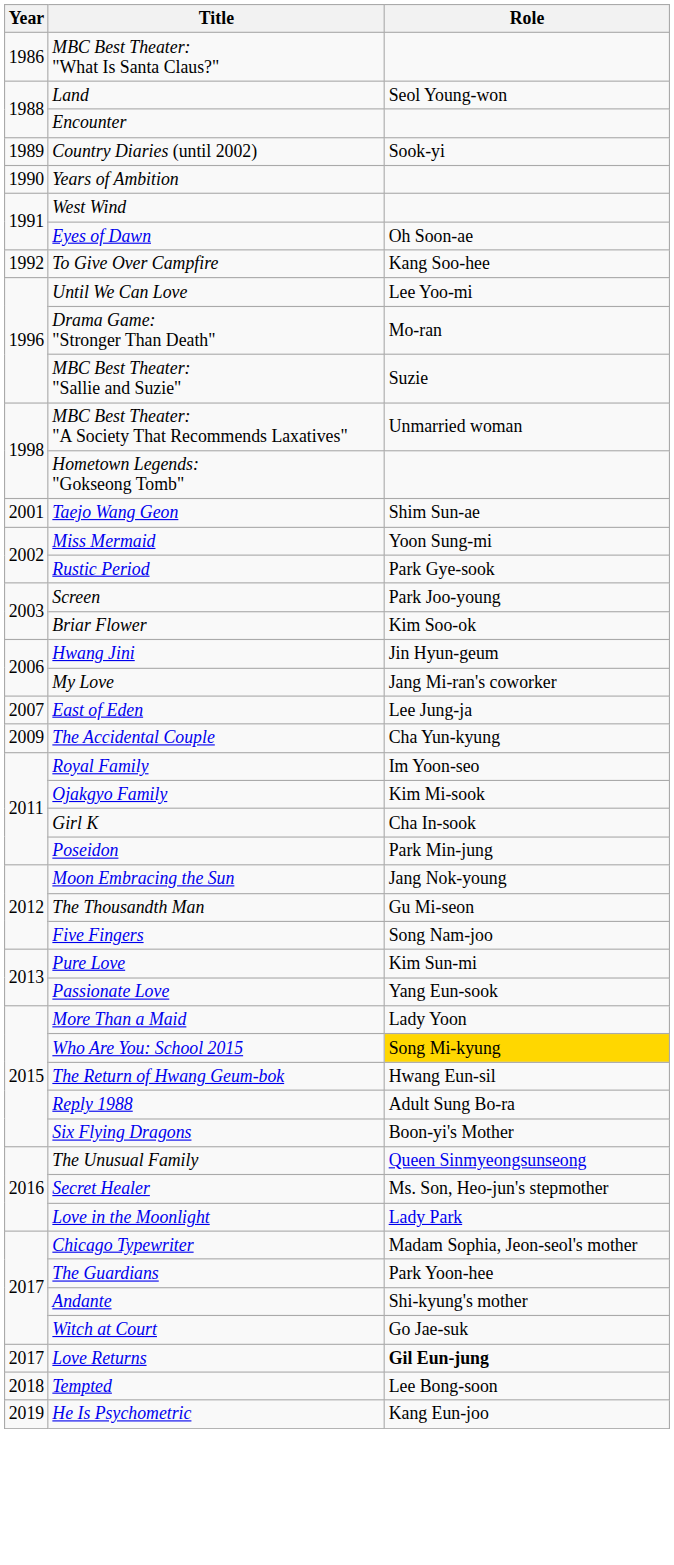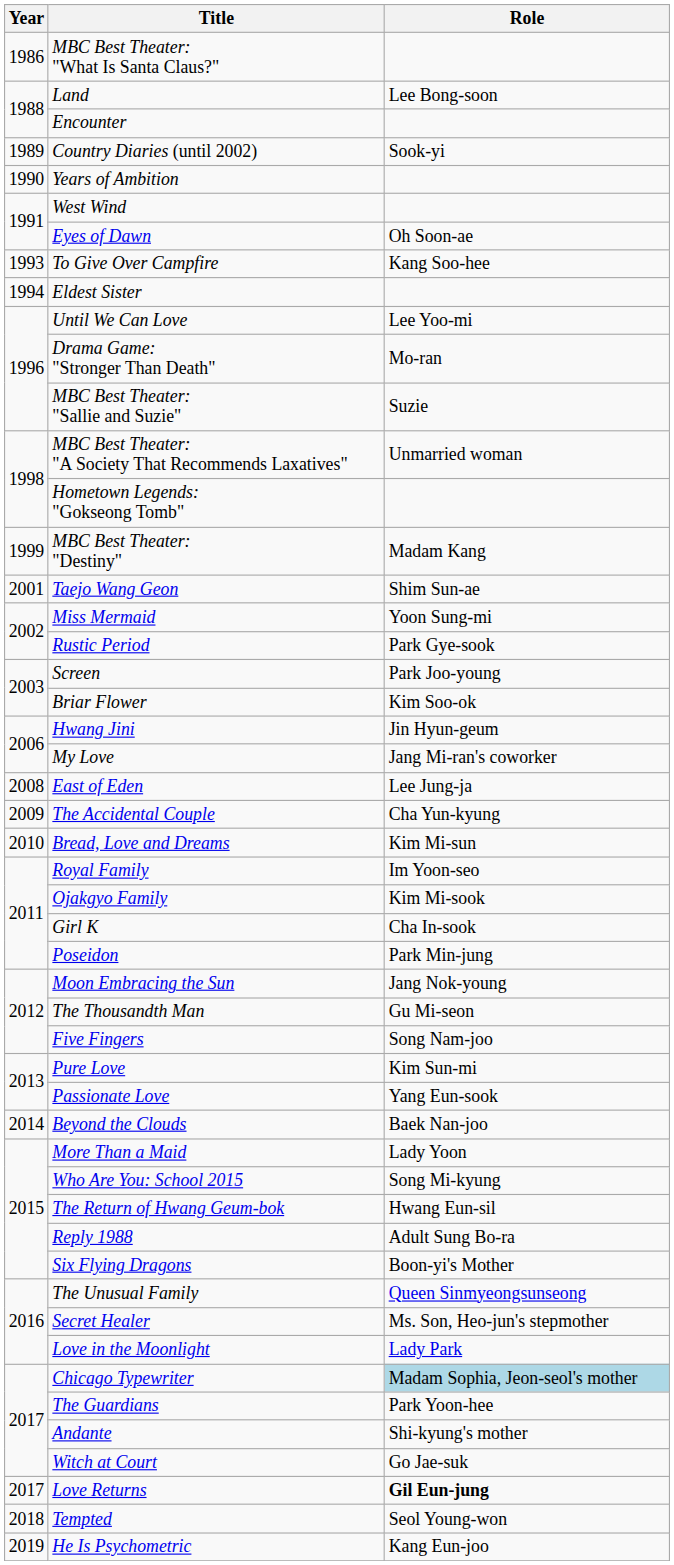(448, 94) Seol Young-won -> (443, 94) Lee Bong-soon
(26, 263) 1992 -> (26, 263) 1993
+ row: (97, 292)
+ row: (121, 550)
(26, 709) 2007 -> (26, 786) 2008
+ row: (141, 842)
+ row: (119, 1124)
(445, 1047) gold background -> (445, 1180) no background
(513, 1245) no background -> (513, 1377) lightblue background
(443, 1385) Lee Bong-soon -> (448, 1518) Seol Young-won
